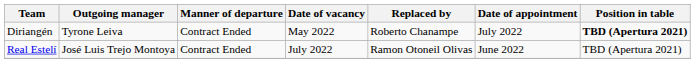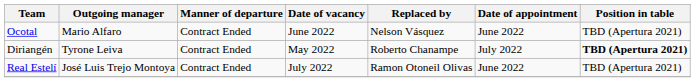+ row: (22, 31)
